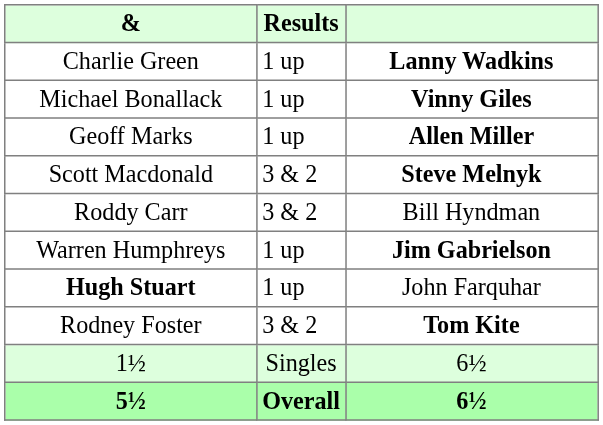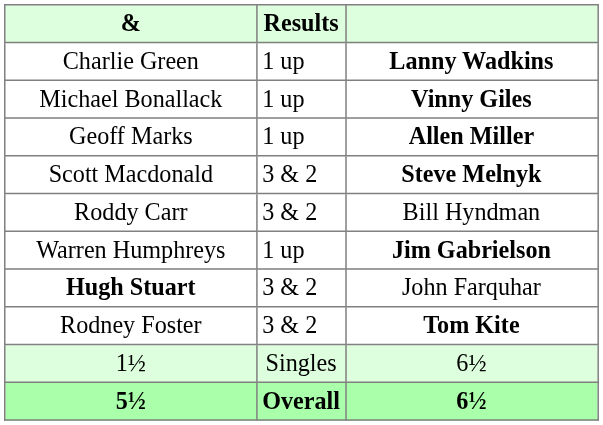(283, 287) 1 up -> (290, 287) 3 & 2
